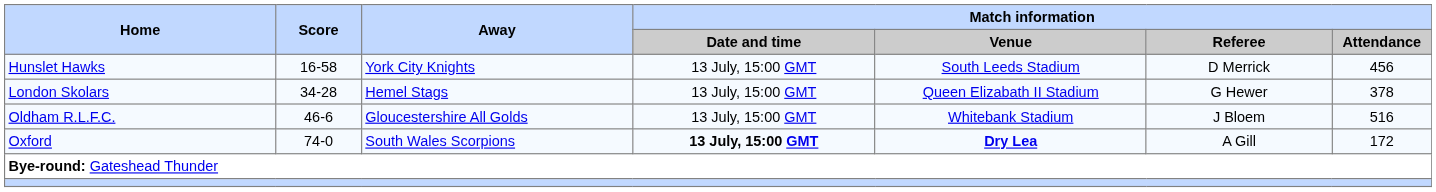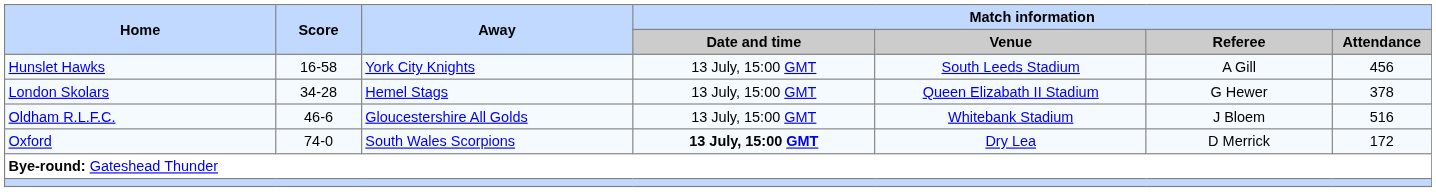(1239, 67) D Merrick -> (1239, 67) A Gill
(1011, 141) bold -> (1011, 141) normal
(1239, 141) A Gill -> (1239, 141) D Merrick
